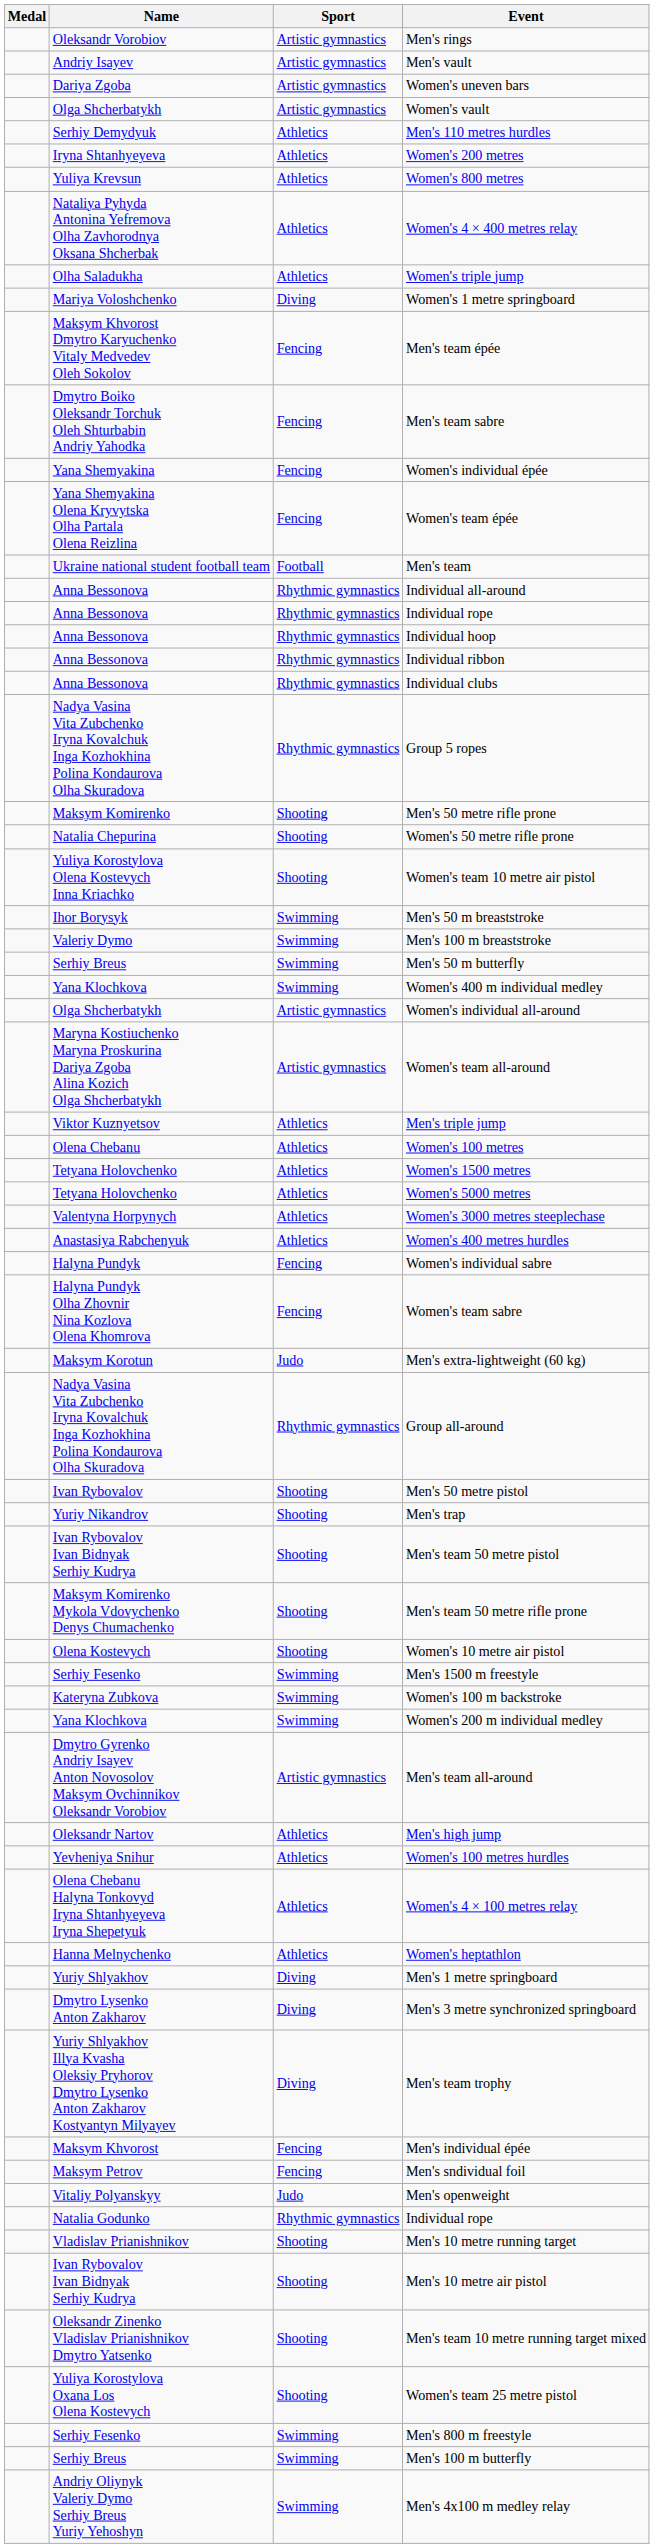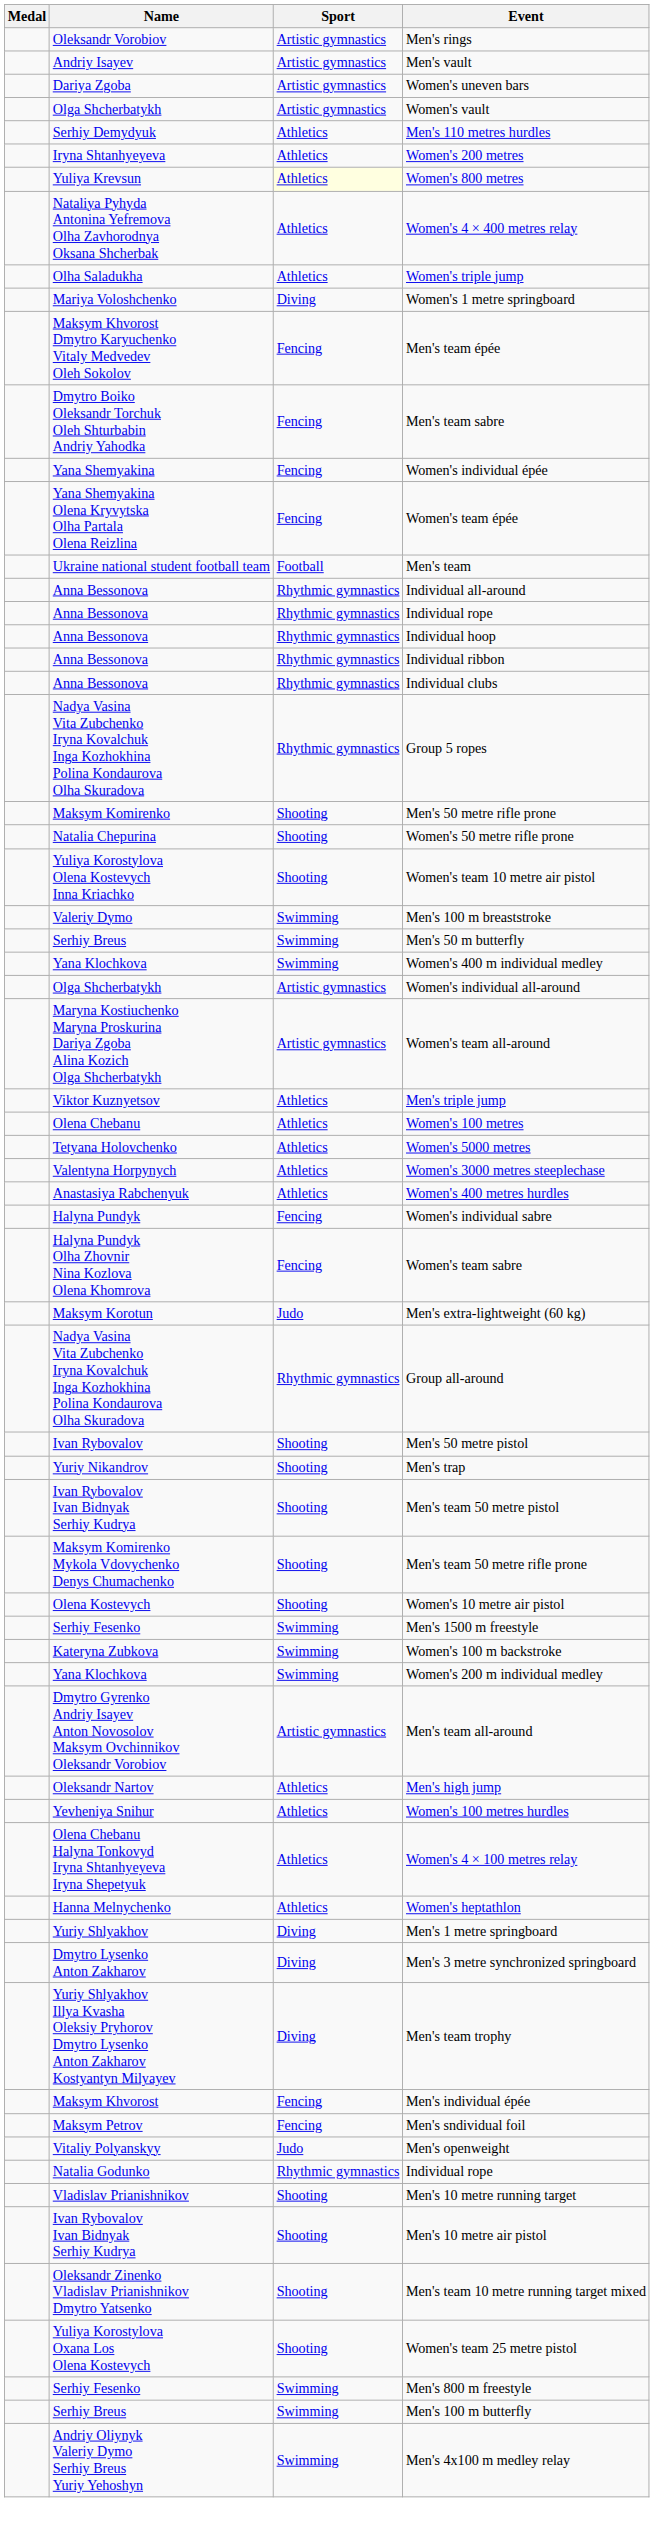(302, 179) no background -> (302, 179) lightyellow background
- row: (90, 917)
- row: (115, 1170)
